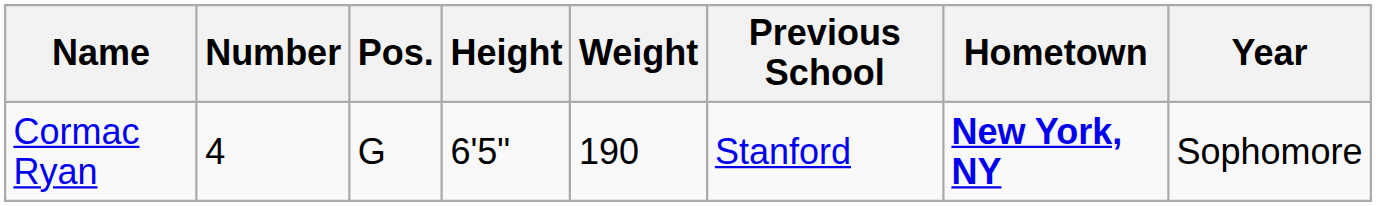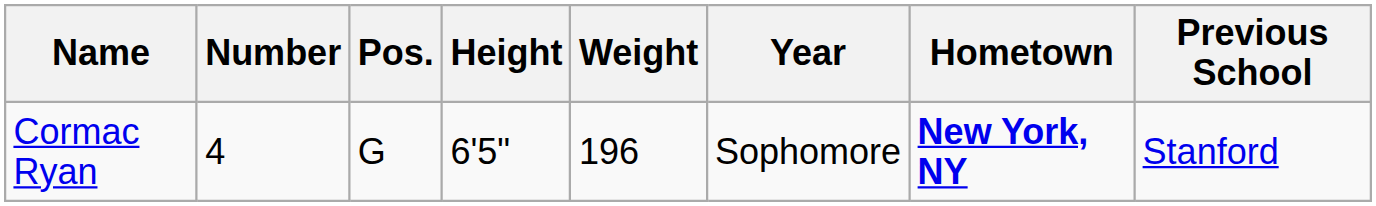columns swapped: (1269, 53) <-> (825, 53)
(609, 150) 190 -> (609, 150) 196
